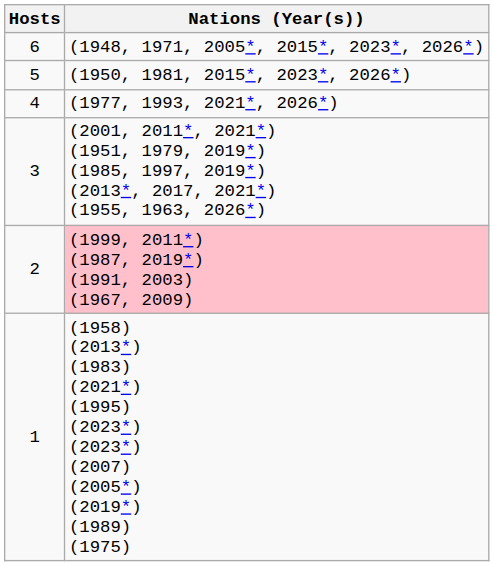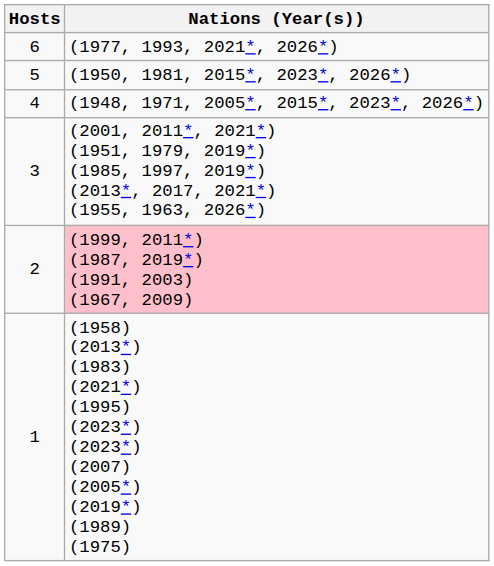(276, 47) (1948, 1971, 2005*, 2015*, 2023*, 2026*) -> (204, 47) (1977, 1993, 2021*, 2026*)
(204, 103) (1977, 1993, 2021*, 2026*) -> (276, 103) (1948, 1971, 2005*, 2015*, 2023*, 2026*)
